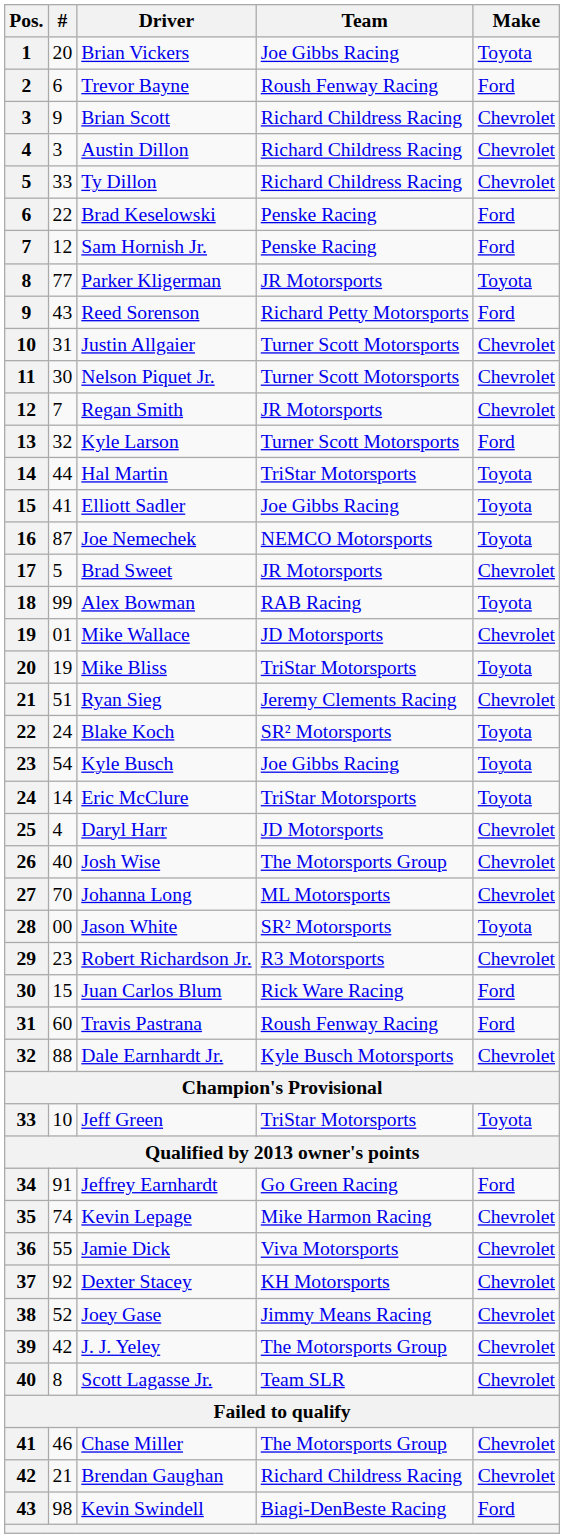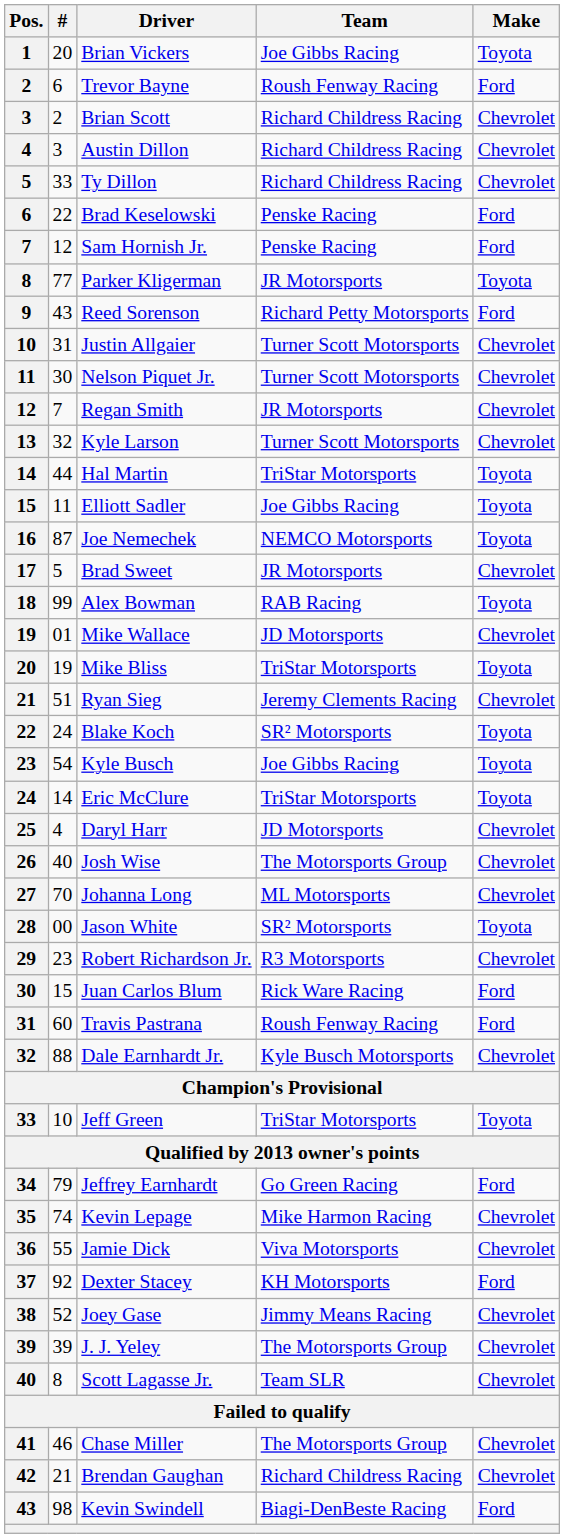(57, 117) 9 -> (57, 117) 2
(496, 441) Ford -> (516, 441) Chevrolet
(62, 505) 41 -> (62, 505) 11
(62, 1184) 91 -> (62, 1184) 79
(516, 1281) Chevrolet -> (496, 1281) Ford
(62, 1346) 42 -> (62, 1346) 39
